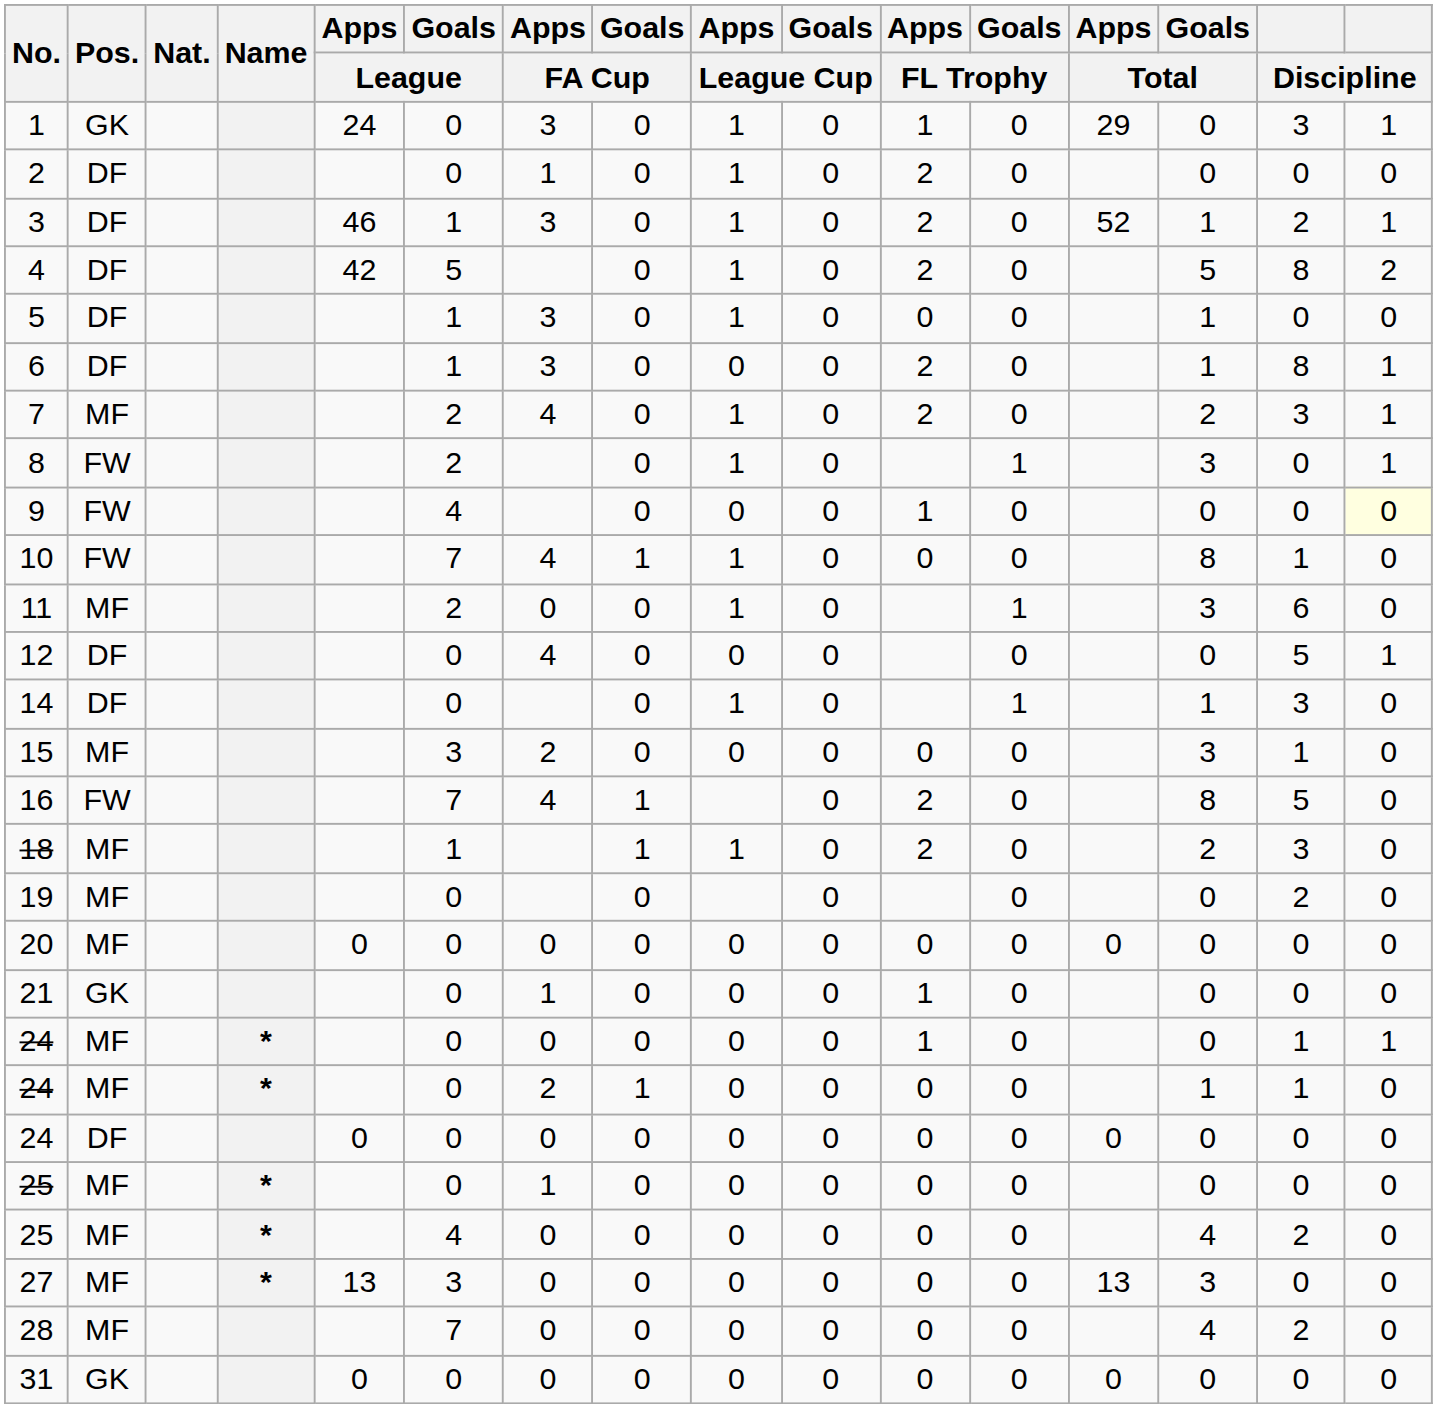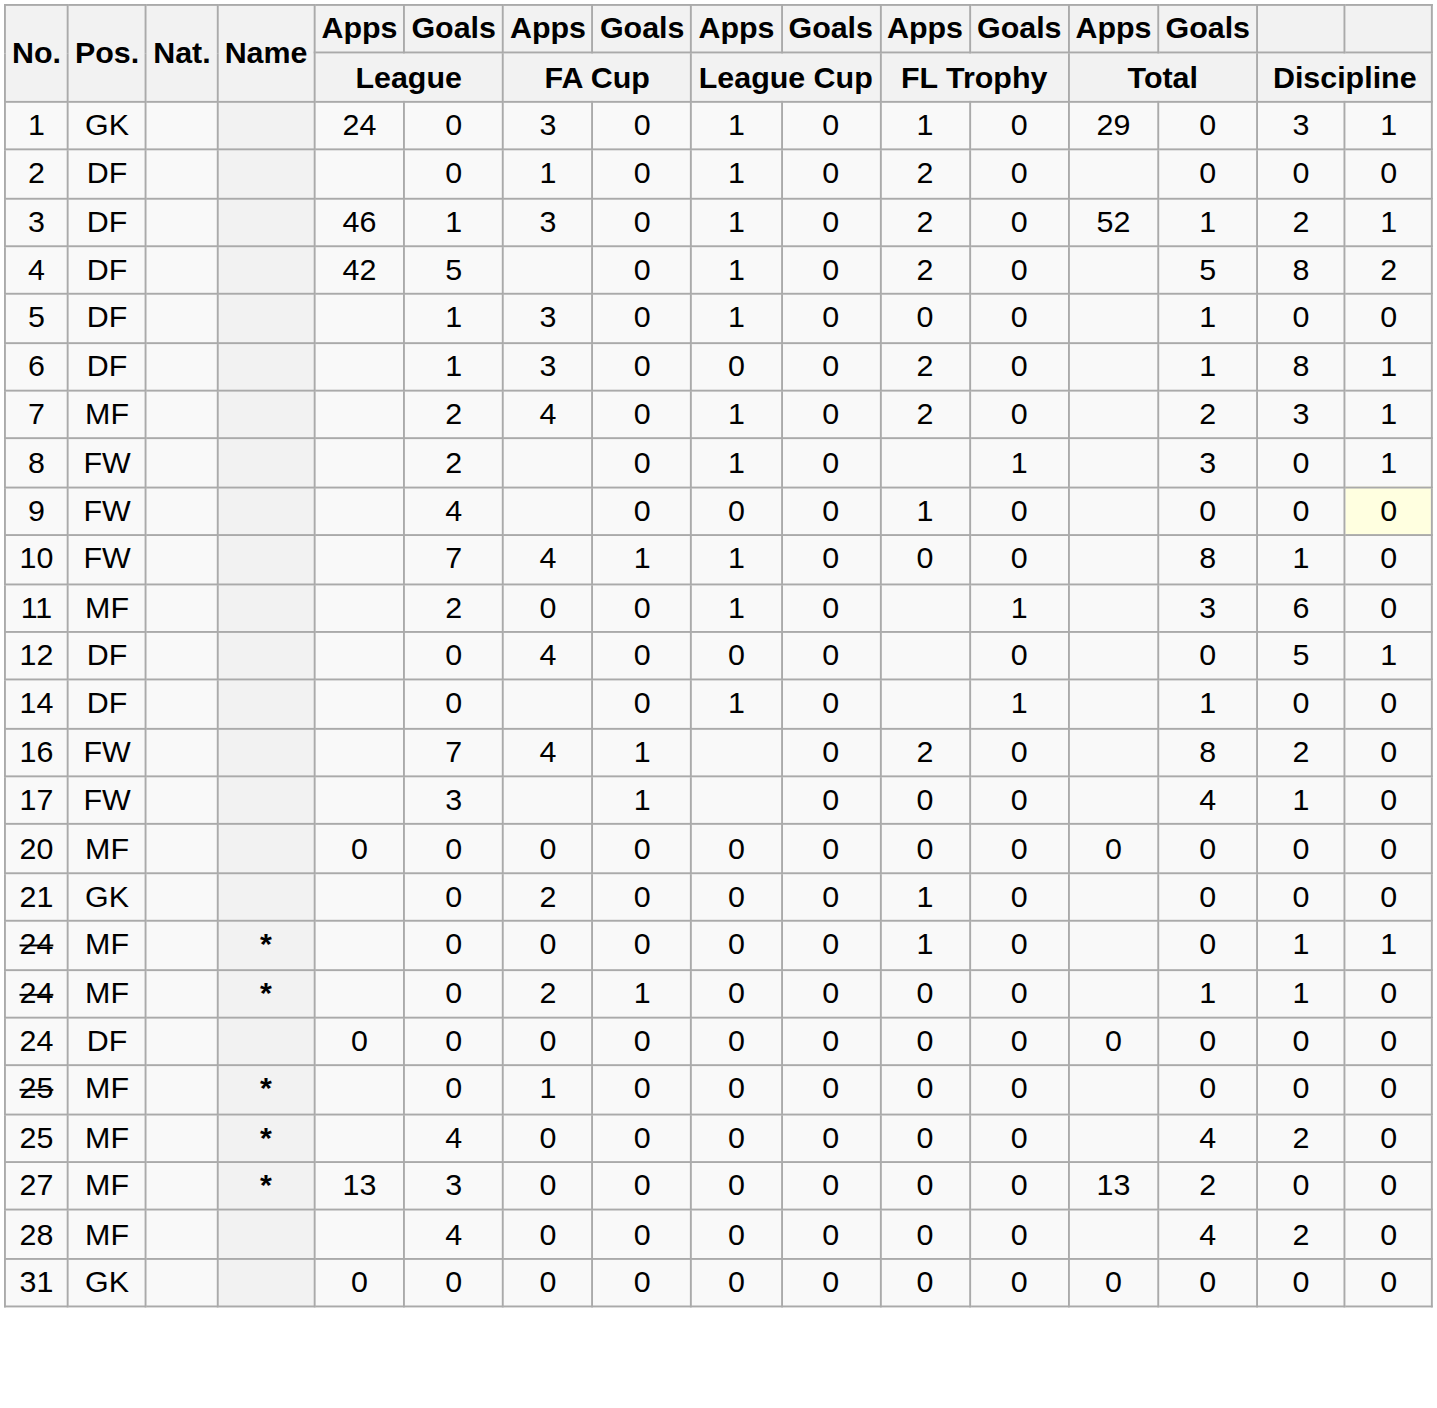(1301, 703) 3 -> (1301, 703) 0
- row: (36, 751)
(1301, 800) 5 -> (1301, 751) 2
+ row: (36, 800)
- row: (36, 848)
- row: (36, 896)
(548, 992) 1 -> (548, 896) 2
(1208, 1282) 3 -> (1208, 1185) 2
(454, 1330) 7 -> (454, 1233) 4
